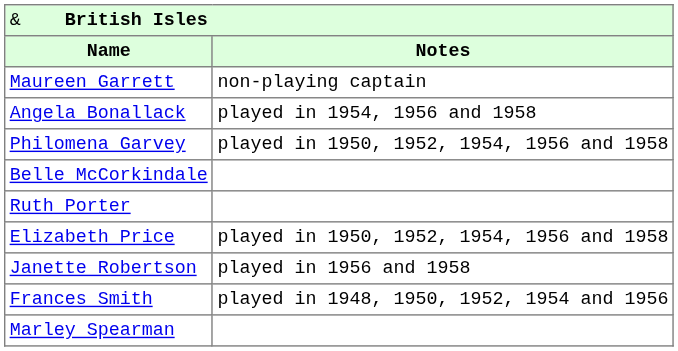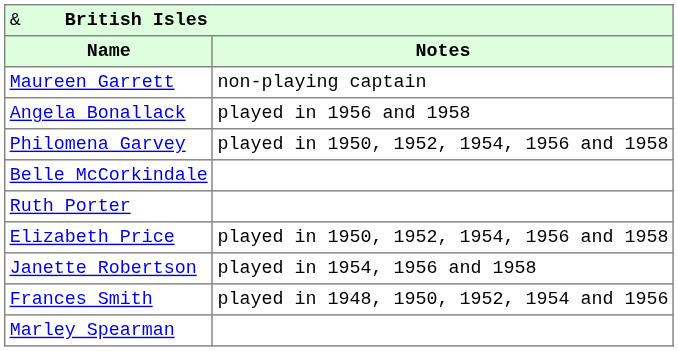(377, 113) played in 1954, 1956 and 1958 -> (344, 113) played in 1956 and 1958
(344, 268) played in 1956 and 1958 -> (377, 268) played in 1954, 1956 and 1958
